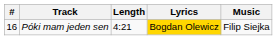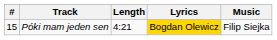(12, 27) 16 -> (12, 27) 15
